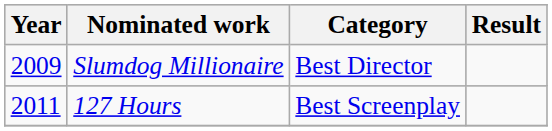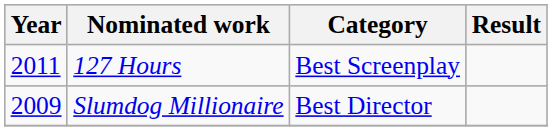rows swapped: (178, 65) <-> (127, 105)
